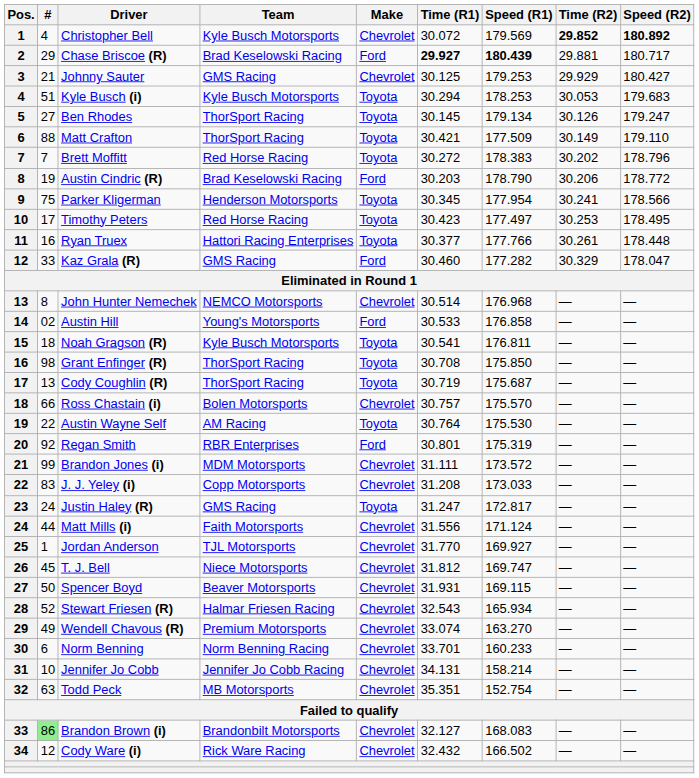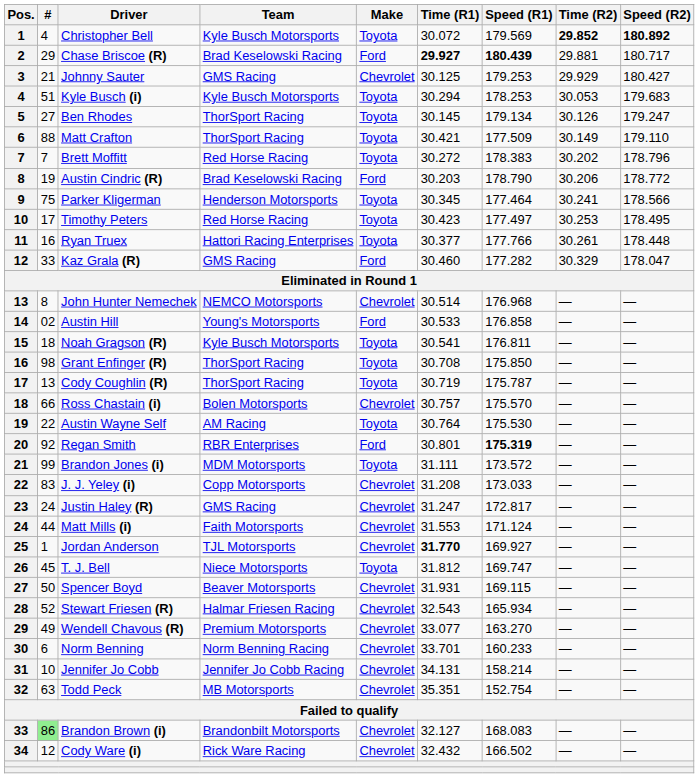(387, 35) Chevrolet -> (378, 35) Toyota
(509, 199) 177.954 -> (509, 199) 177.464
(509, 383) 175.687 -> (509, 383) 175.787
(509, 444) normal -> (509, 444) bold
(387, 465) Chevrolet -> (378, 465) Toyota
(378, 506) Toyota -> (387, 506) Chevrolet
(440, 526) 31.556 -> (440, 526) 31.553
(440, 547) normal -> (440, 547) bold
(387, 567) Chevrolet -> (378, 567) Toyota
(440, 628) 33.074 -> (440, 628) 33.077
